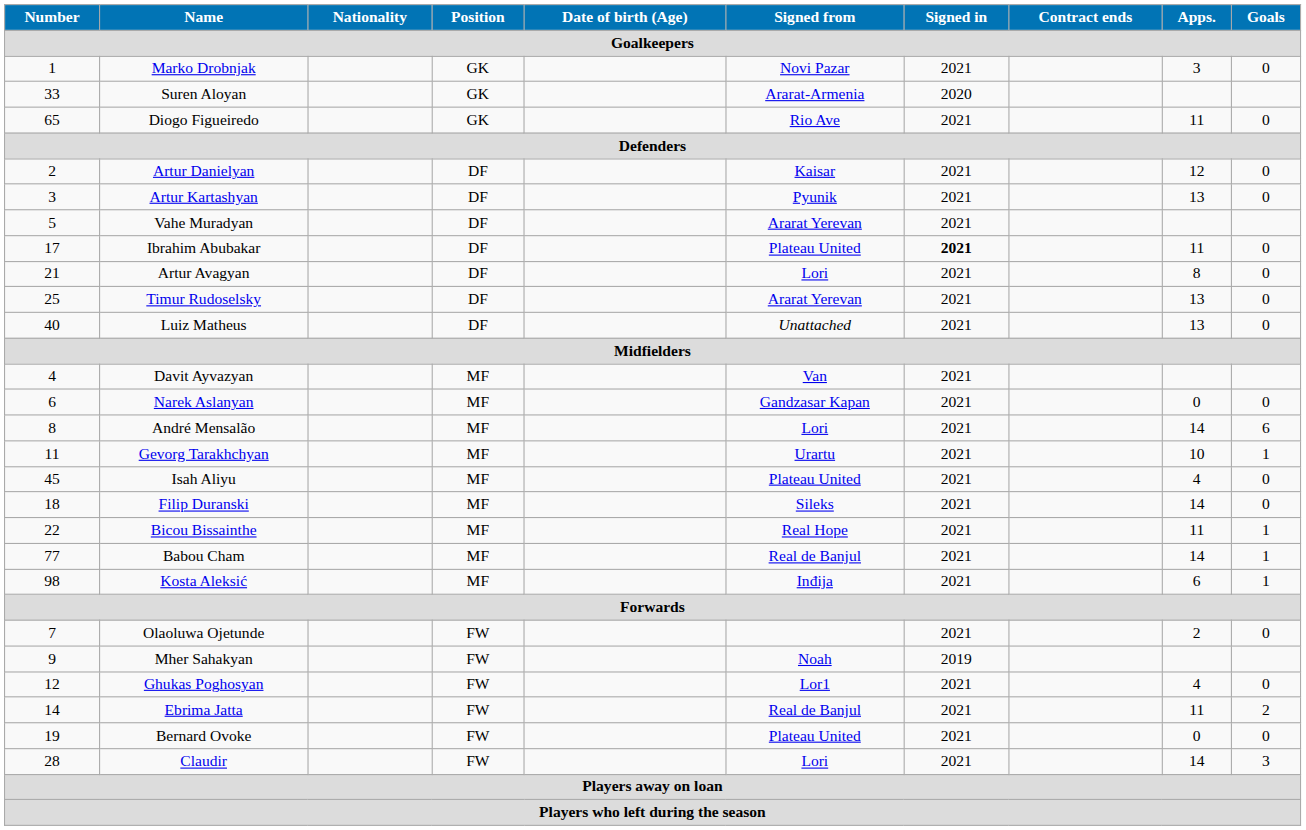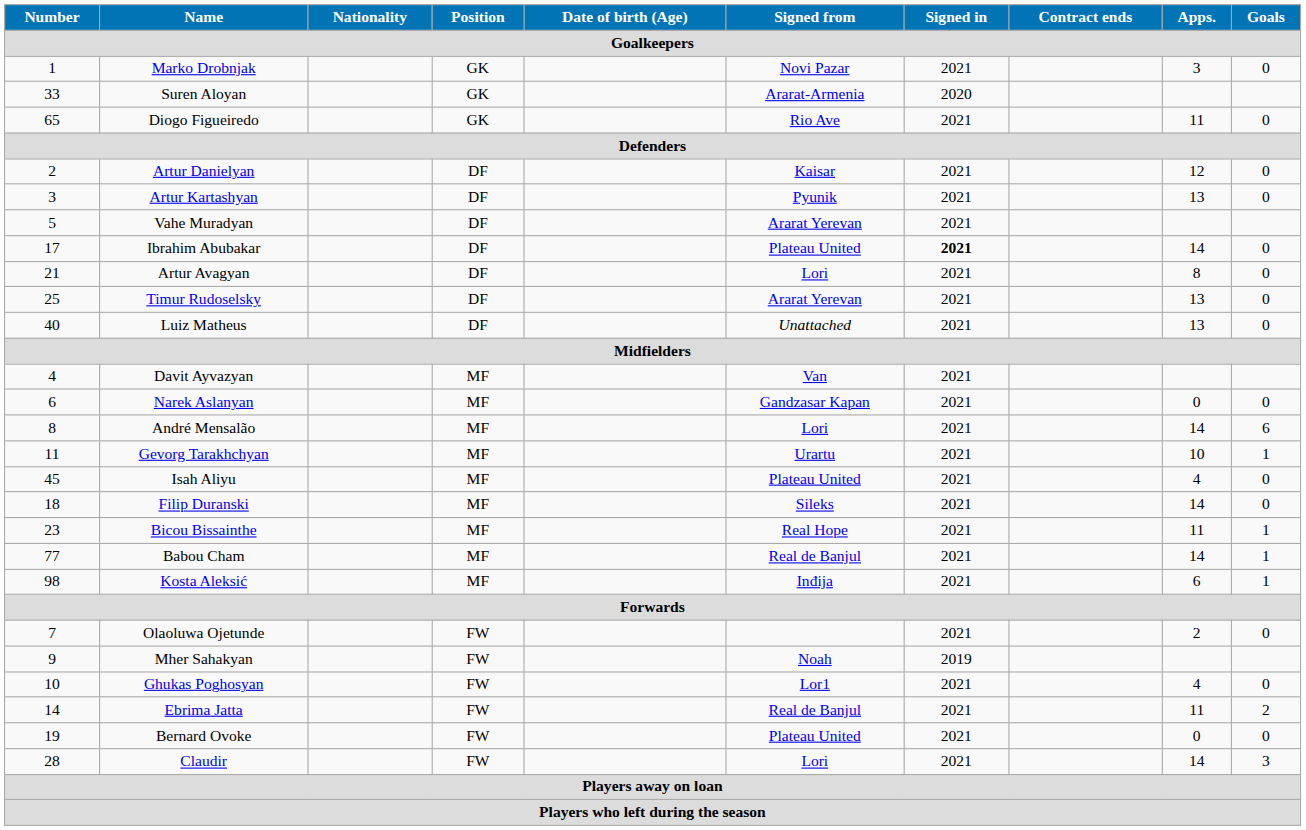(1197, 248) 11 -> (1197, 248) 14
(52, 530) 22 -> (52, 530) 23
(52, 684) 12 -> (52, 684) 10
